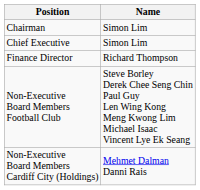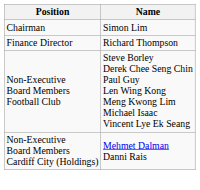- row: (38, 43)
